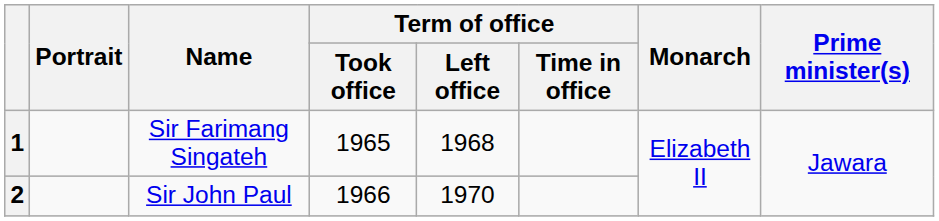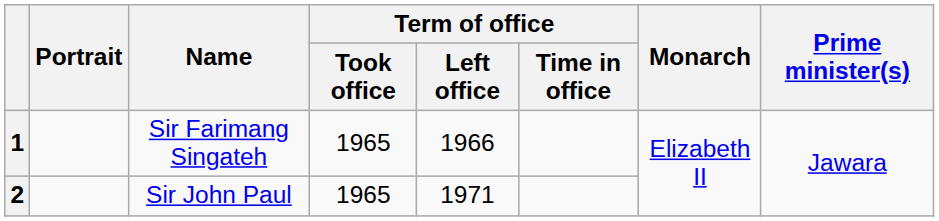(467, 142) 1968 -> (467, 142) 1966
(363, 195) 1966 -> (363, 195) 1965
(467, 195) 1970 -> (467, 195) 1971
